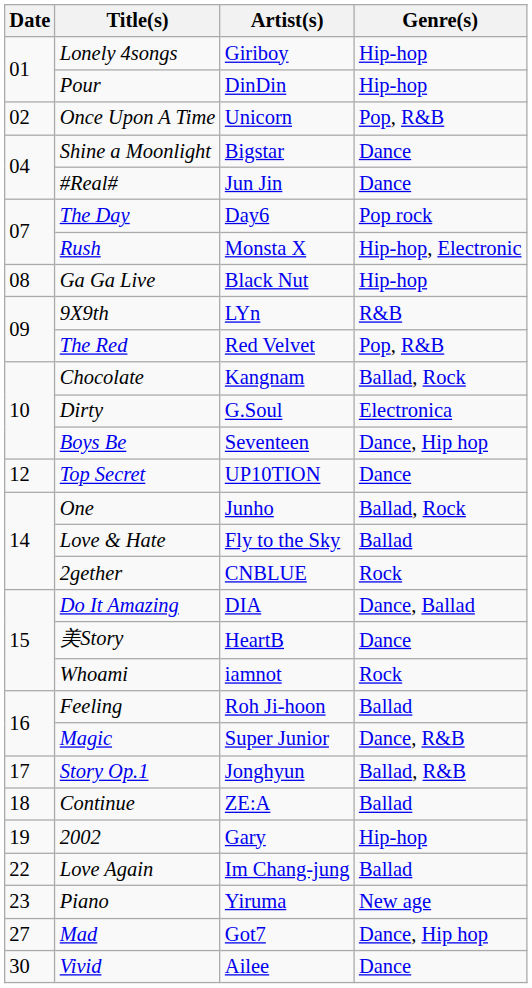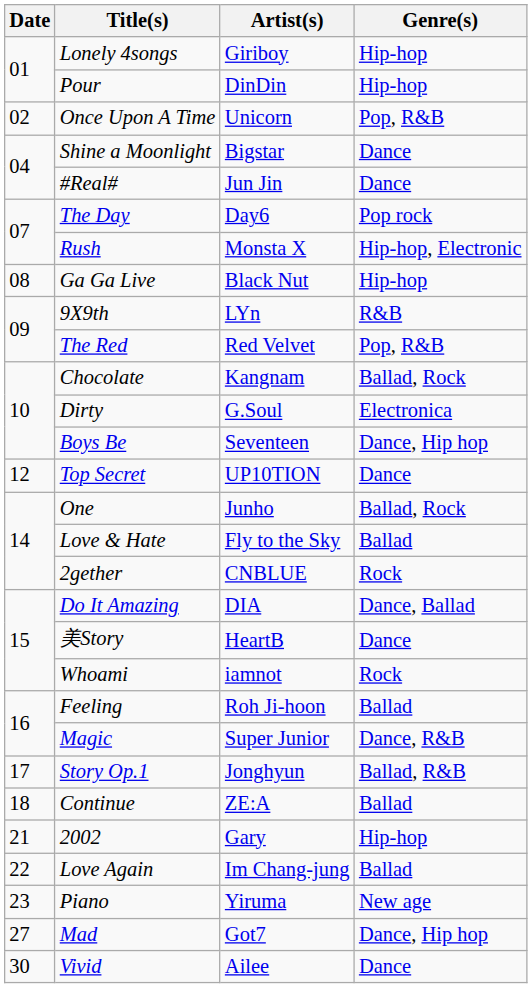(20, 836) 19 -> (20, 836) 21
